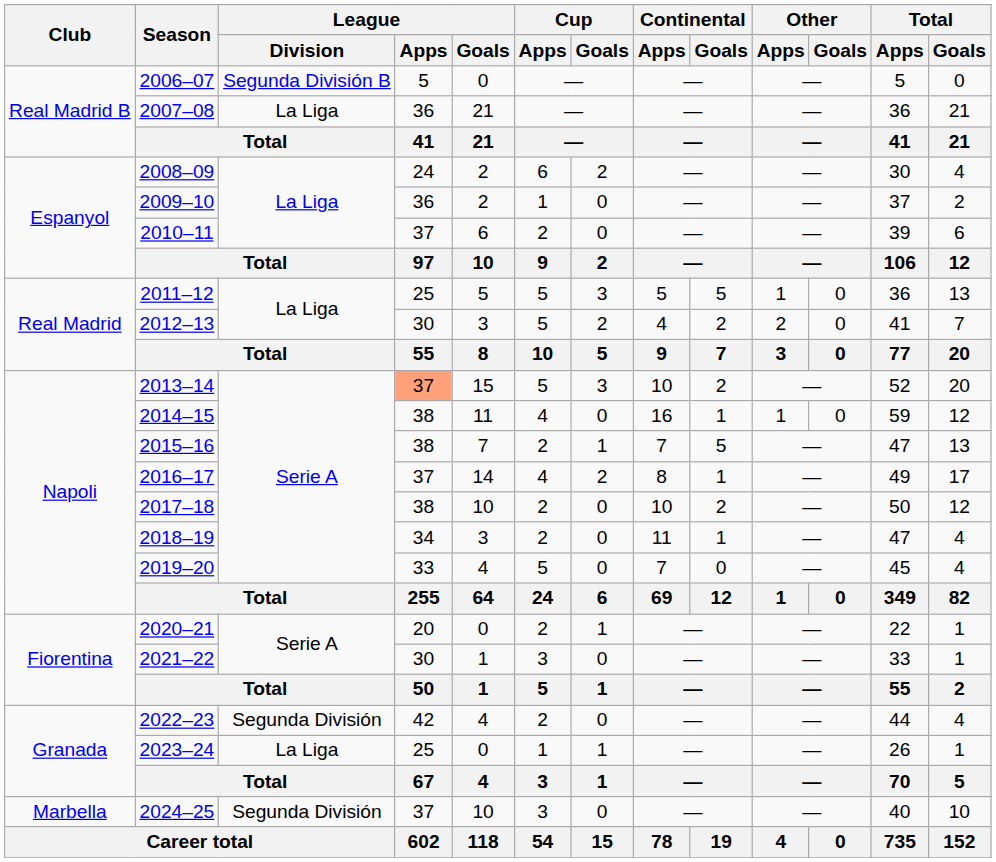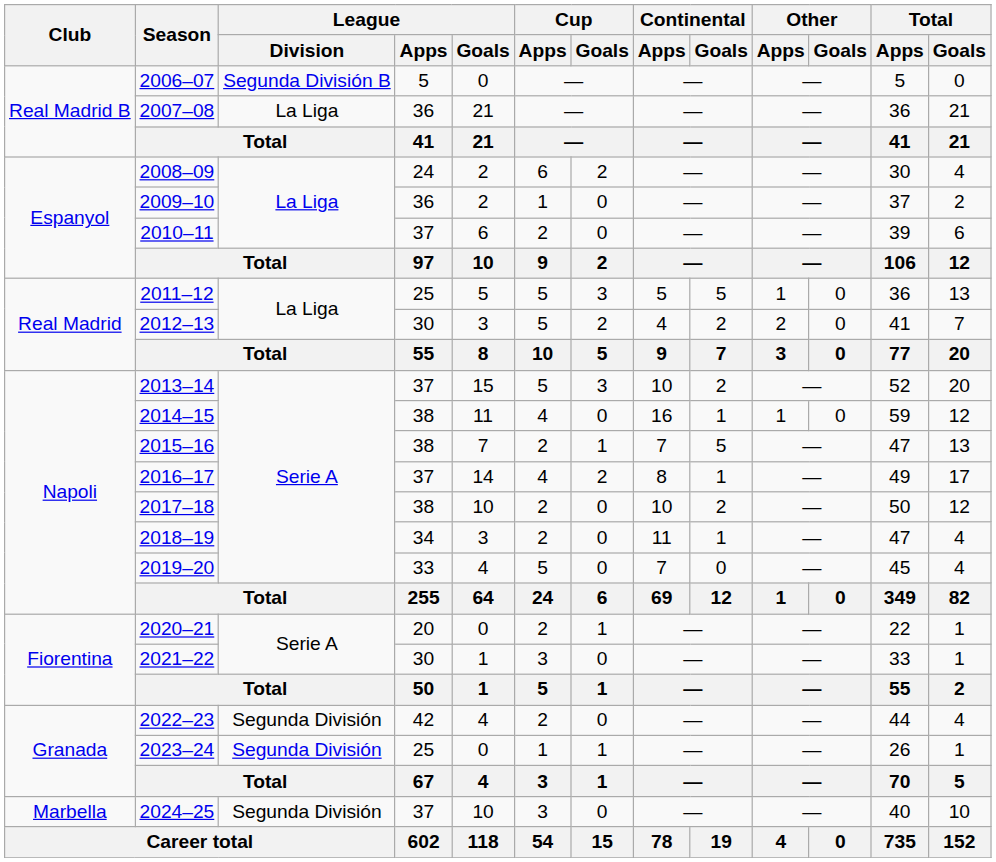(424, 385) lightsalmon background -> (424, 385) no background
(307, 750) La Liga -> (307, 750) Segunda División
